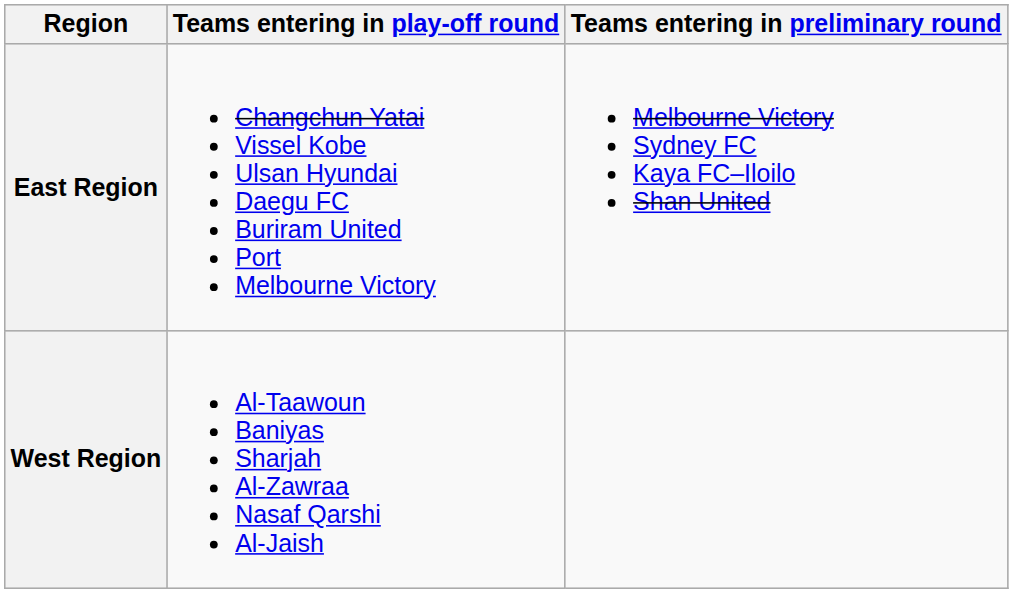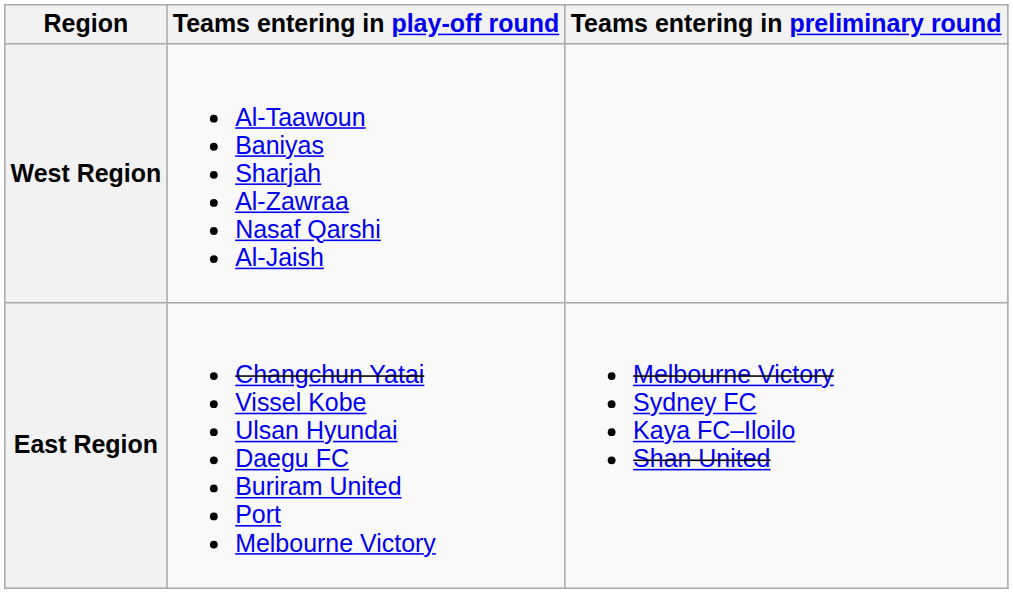rows swapped: (86, 459) <-> (86, 187)
